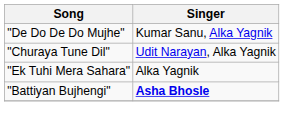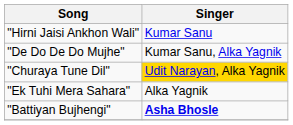+ row: (73, 33)
(206, 52) no background -> (215, 71) gold background
